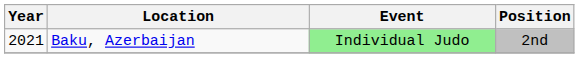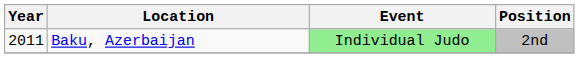(26, 41) 2021 -> (26, 41) 2011
